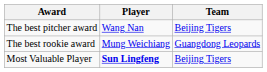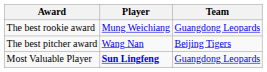rows swapped: (52, 28) <-> (51, 43)
(203, 59) Beijing Tigers -> (217, 59) Guangdong Leopards
